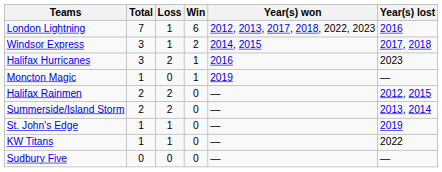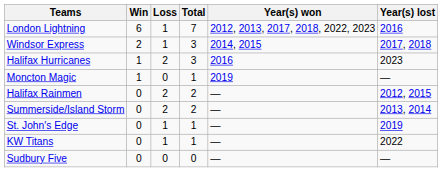columns swapped: (196, 12) <-> (141, 12)
